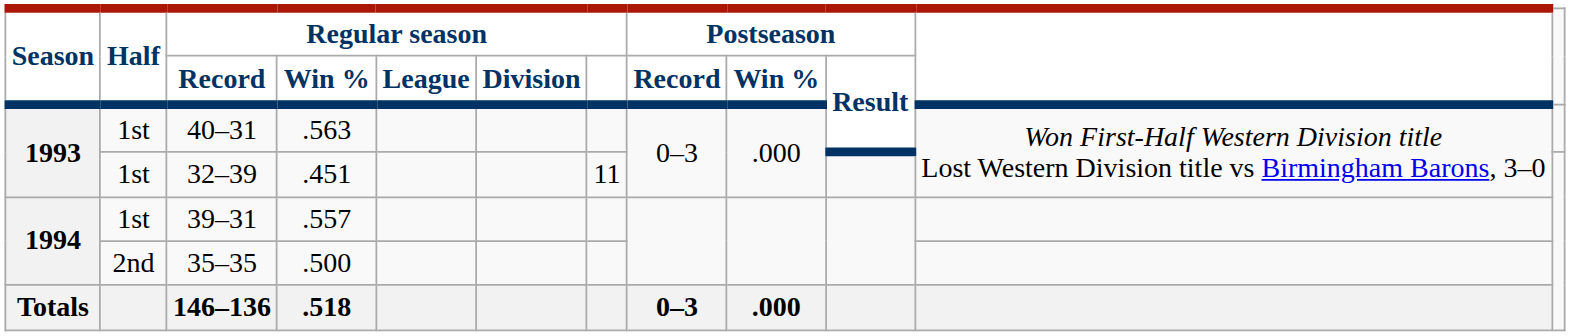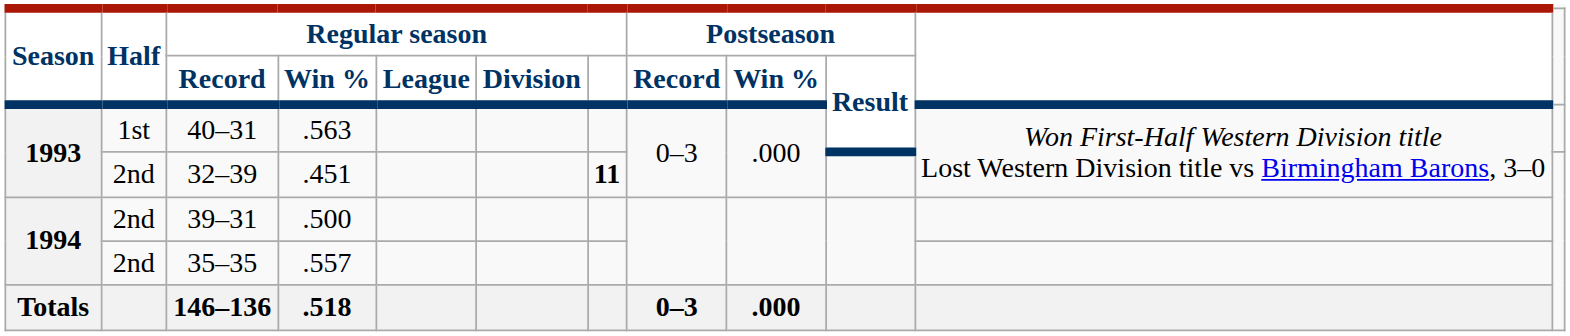(134, 173) 1st -> (134, 173) 2nd
(607, 173) normal -> (607, 173) bold
(134, 218) 1st -> (134, 218) 2nd
(327, 218) .557 -> (327, 218) .500
(327, 262) .500 -> (327, 262) .557
